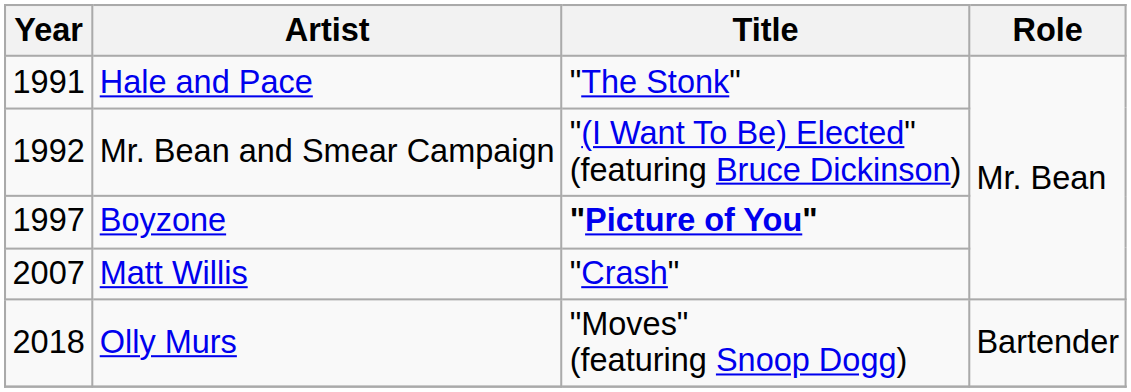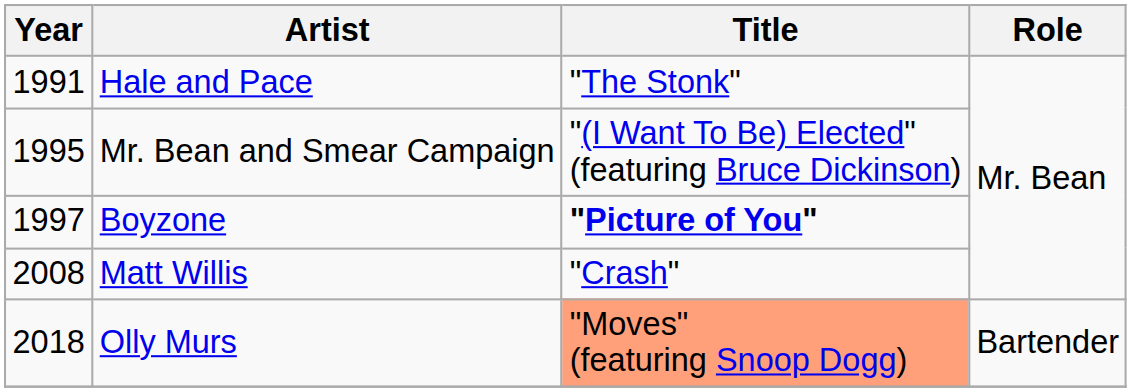(49, 151) 1992 -> (49, 151) 1995
(49, 272) 2007 -> (49, 272) 2008
(739, 342) no background -> (739, 342) lightsalmon background
